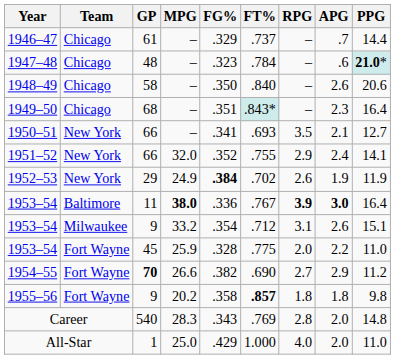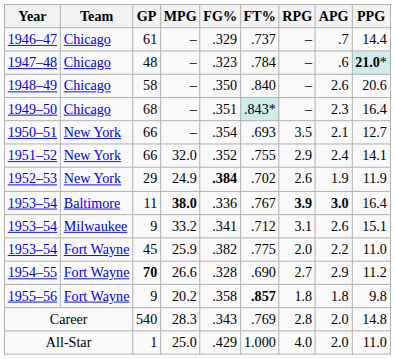(225, 132) .341 -> (225, 132) .354
(225, 226) .354 -> (225, 226) .341
(225, 249) .328 -> (225, 249) .382
(225, 272) .382 -> (225, 272) .328
